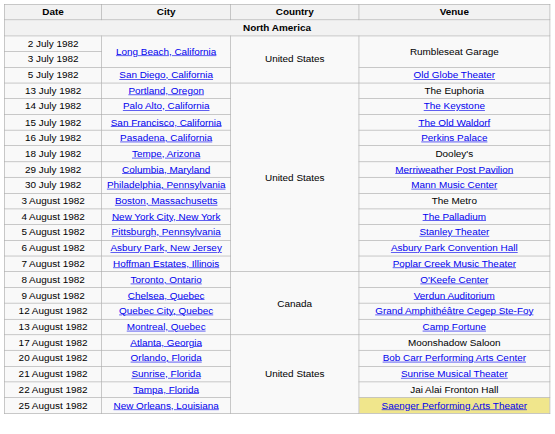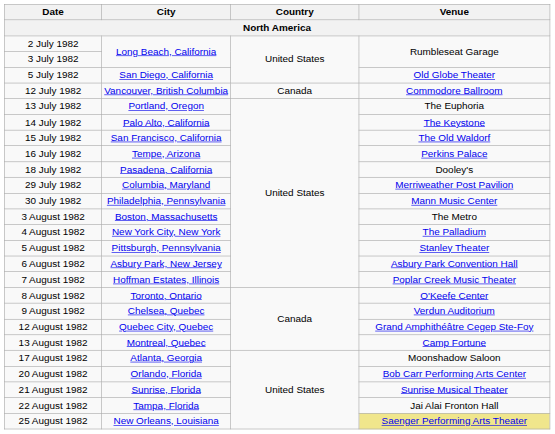+ row: (53, 91)
(166, 138) Pasadena, California -> (166, 153) Tempe, Arizona
(166, 153) Tempe, Arizona -> (166, 169) Pasadena, California
